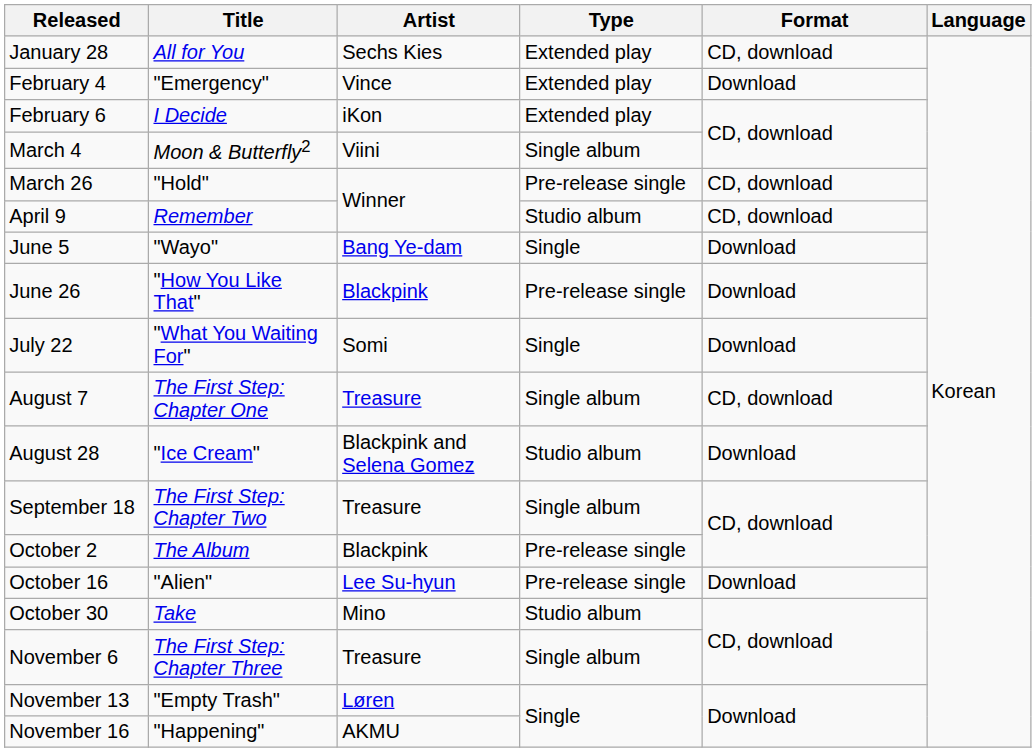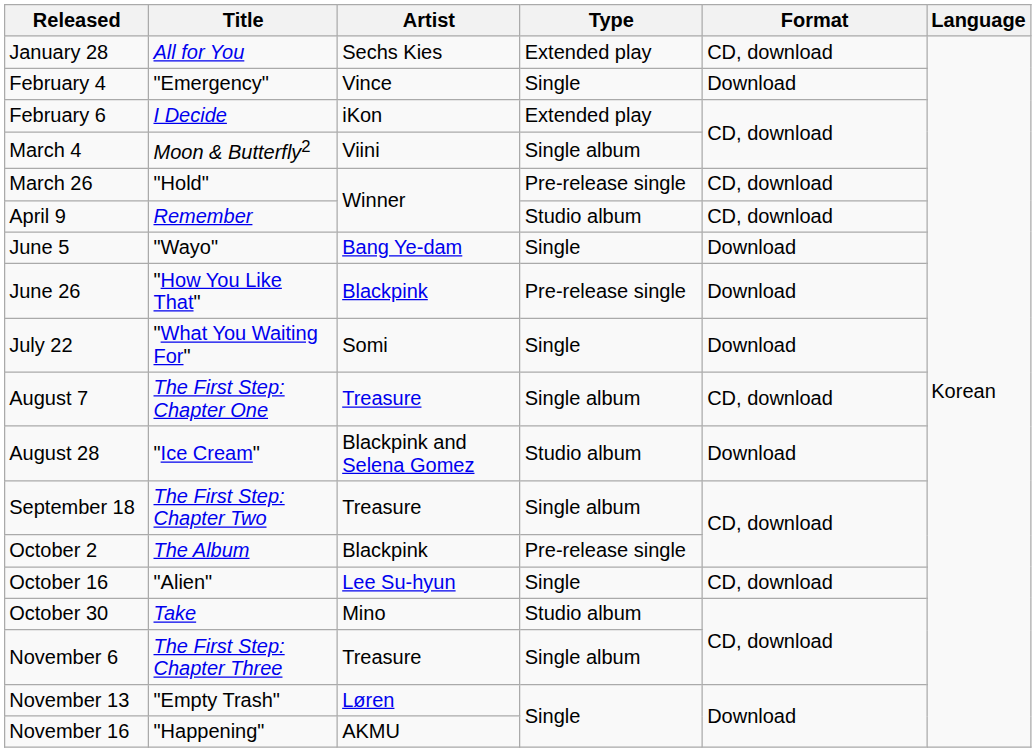(588, 83) Extended play -> (553, 83) Single
(605, 582) Pre-release single -> (553, 582) Single
(752, 582) Download -> (770, 582) CD, download
